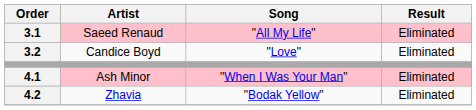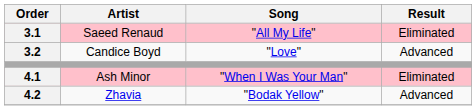(426, 52) Eliminated -> (426, 52) Advanced
(426, 95) Eliminated -> (426, 95) Advanced
